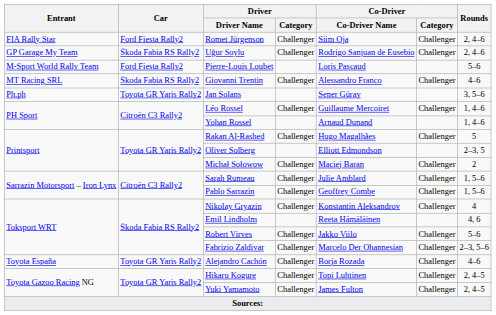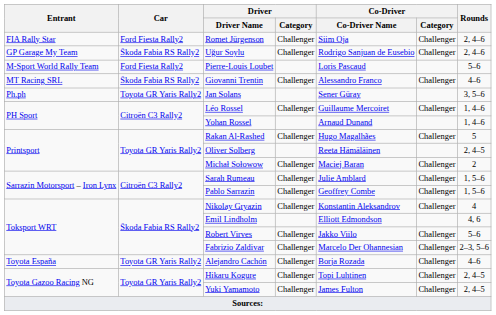(350, 150) Elliott Edmondson -> (349, 150) Reeta Hämäläinen
(474, 150) 2–3, 5 -> (474, 150) 2, 4–5
(349, 219) Reeta Hämäläinen -> (350, 219) Elliott Edmondson
